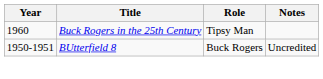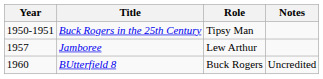(18, 30) 1960 -> (30, 30) 1950-1951
+ row: (80, 47)
(30, 47) 1950-1951 -> (18, 64) 1960
